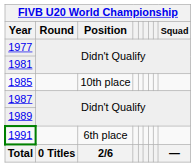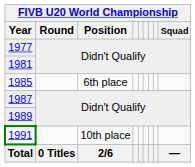(106, 82) 10th place -> (106, 82) 6th place
(106, 135) 6th place -> (106, 135) 10th place
